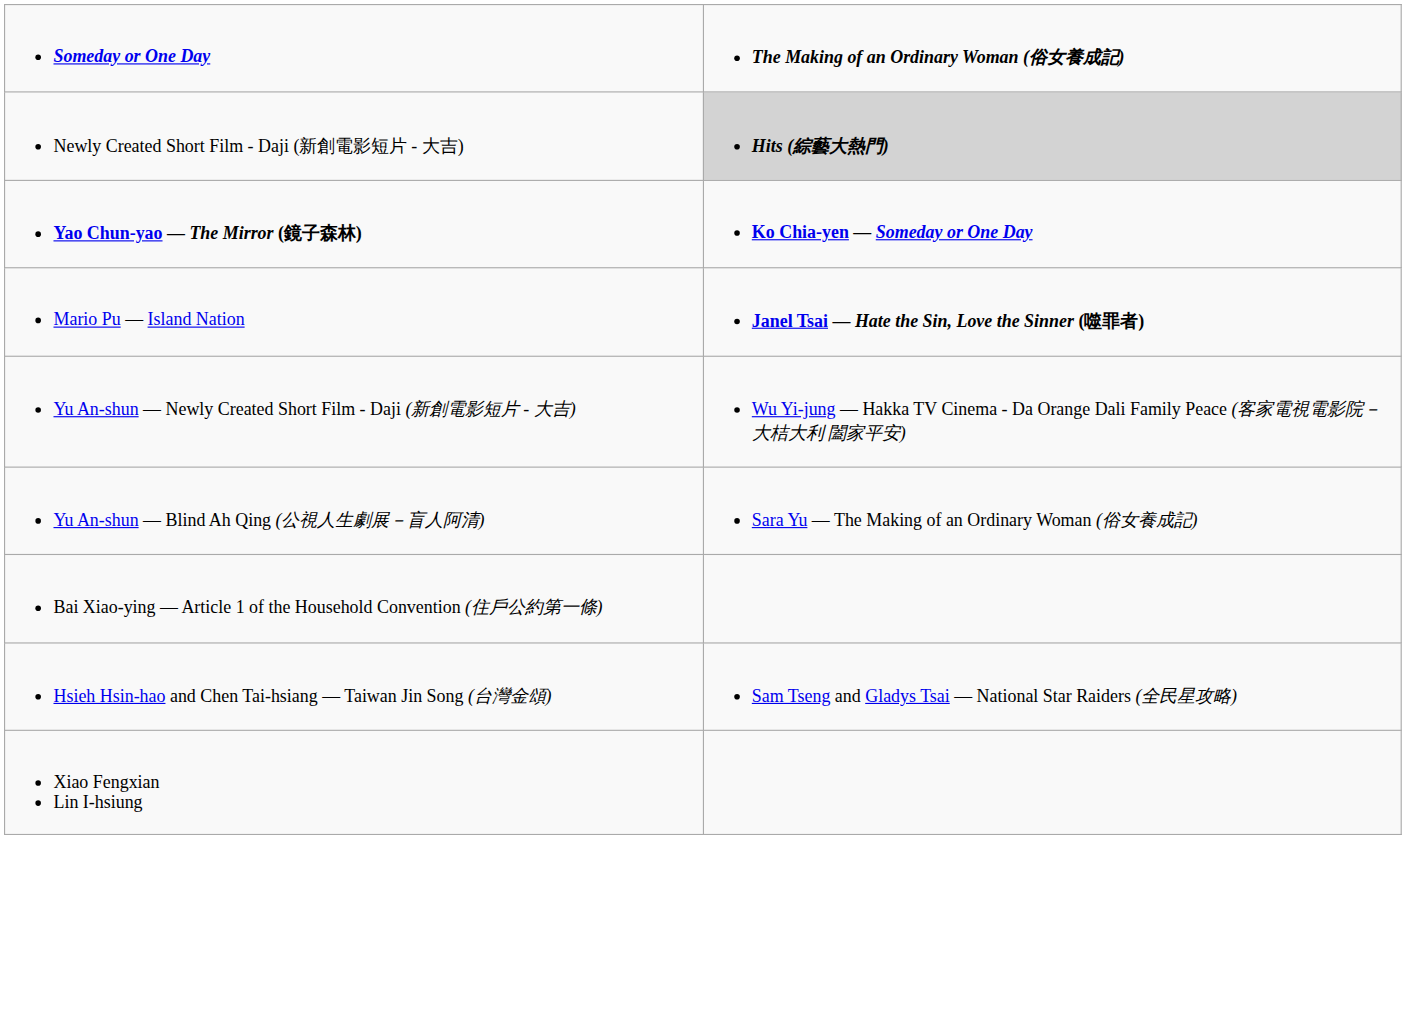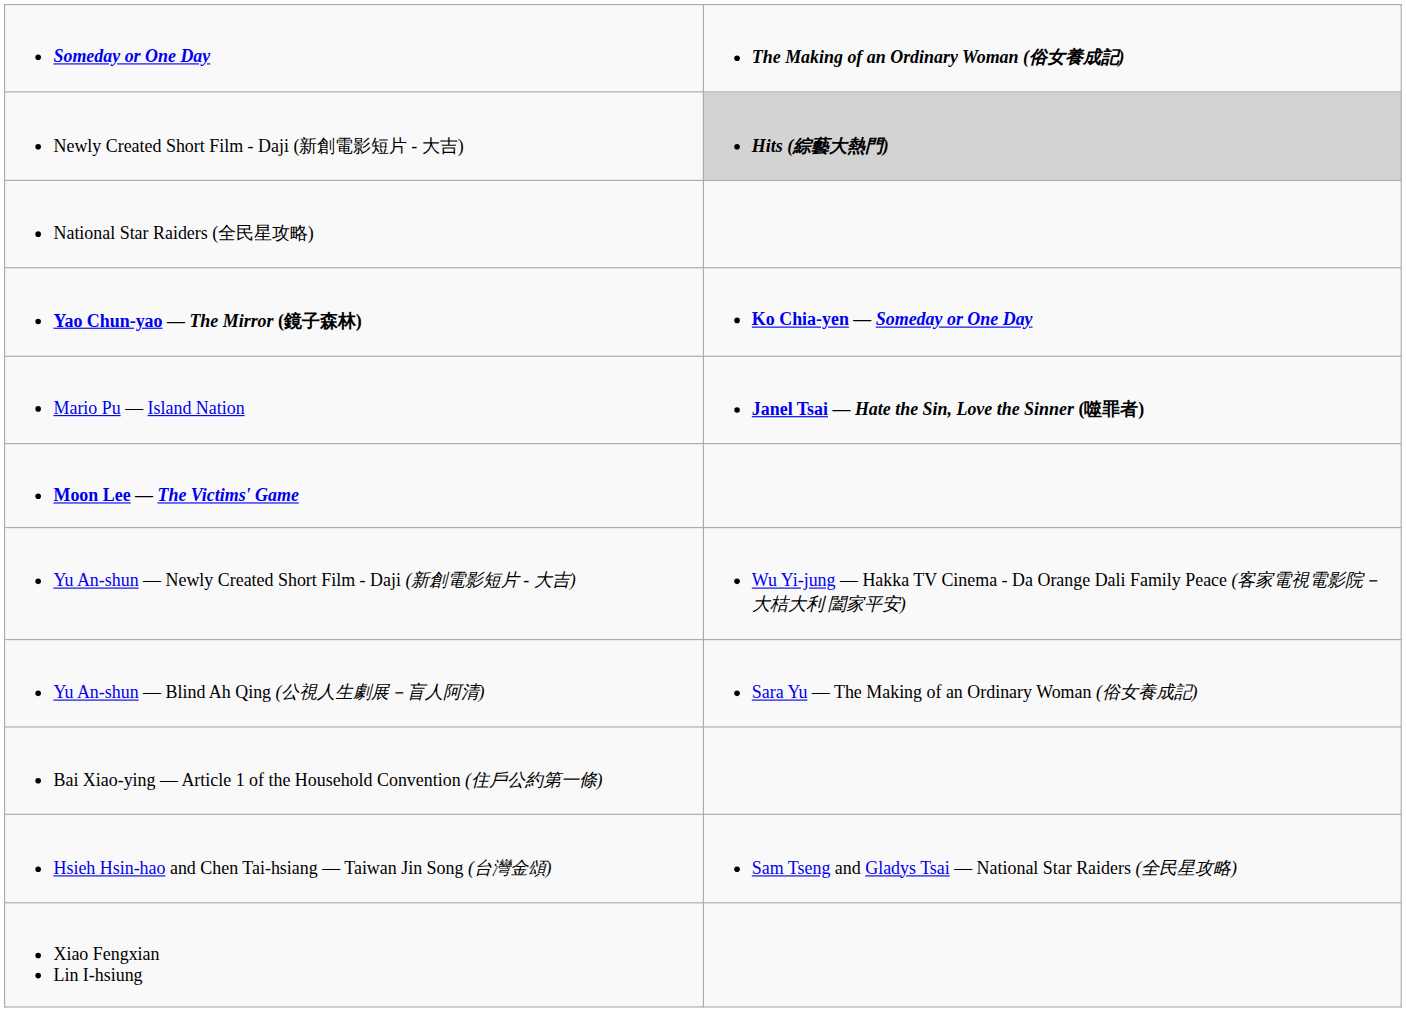+ row: (354, 234)
+ row: (354, 496)
